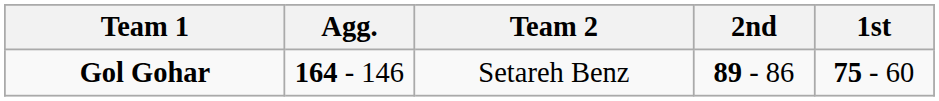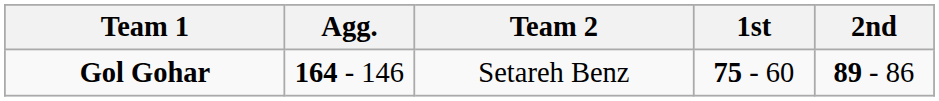columns swapped: (874, 27) <-> (754, 27)
